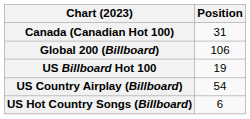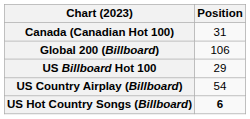(220, 68) 19 -> (220, 68) 29
(220, 104) normal -> (220, 104) bold
